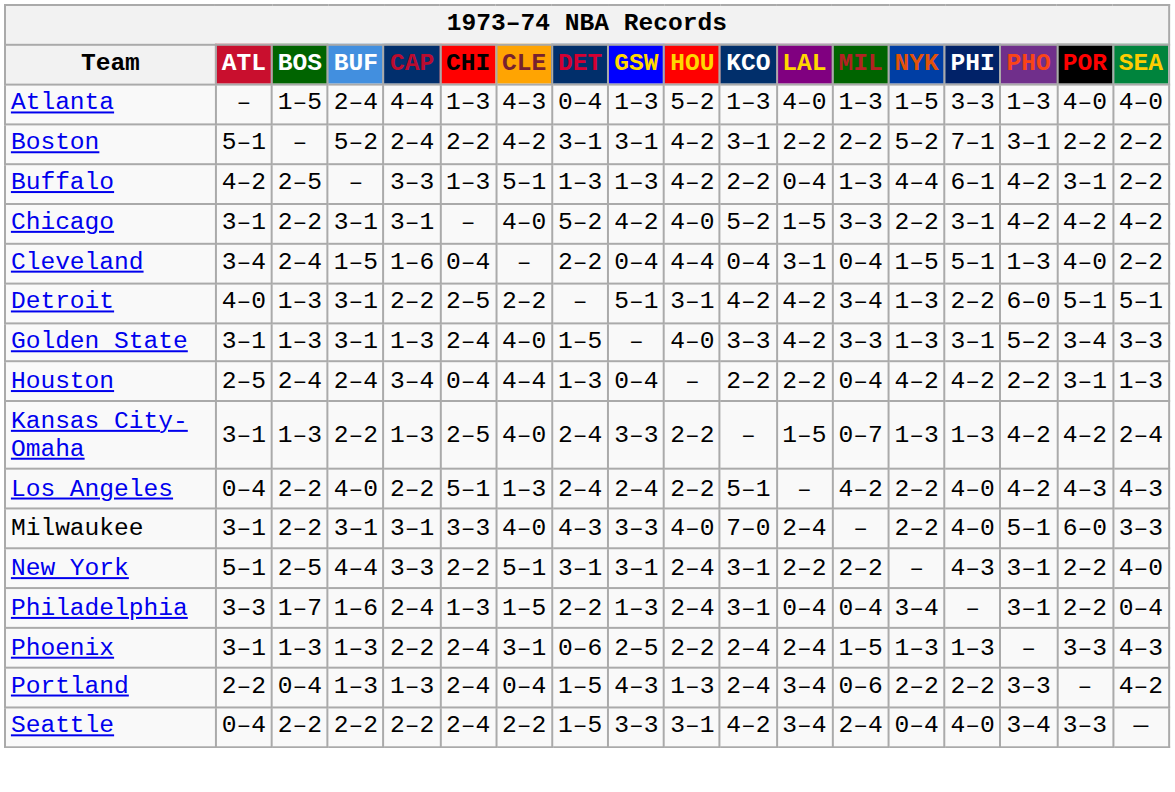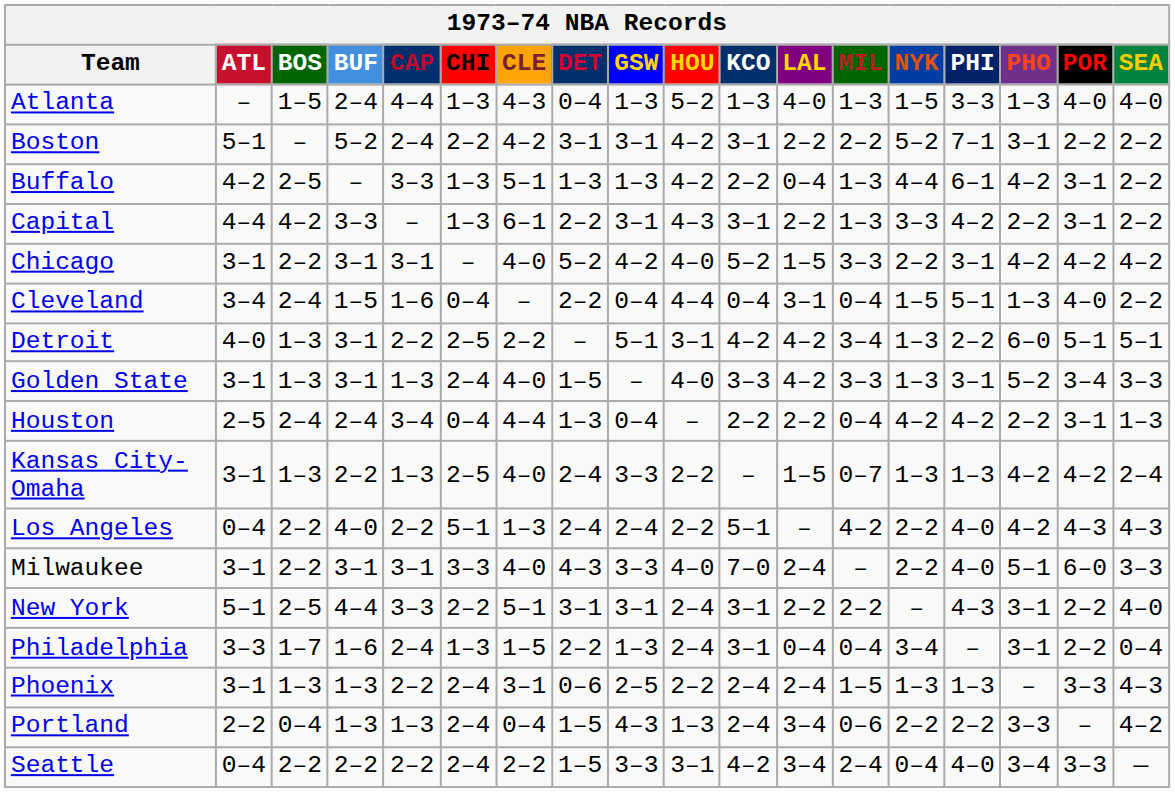+ row: (63, 224)
